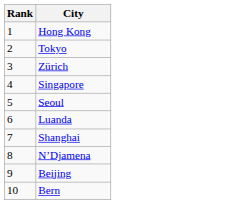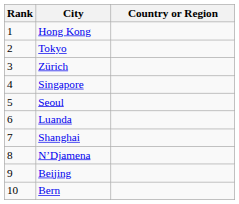+ column: (173, 13)
